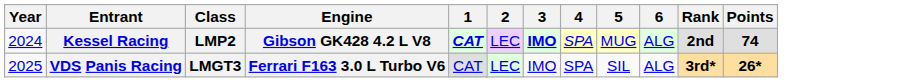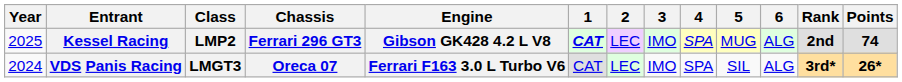+ column: (305, 16)
(25, 40) 2024 -> (25, 40) 2025
(542, 40) bold -> (662, 40) normal
(25, 65) 2025 -> (25, 65) 2024
